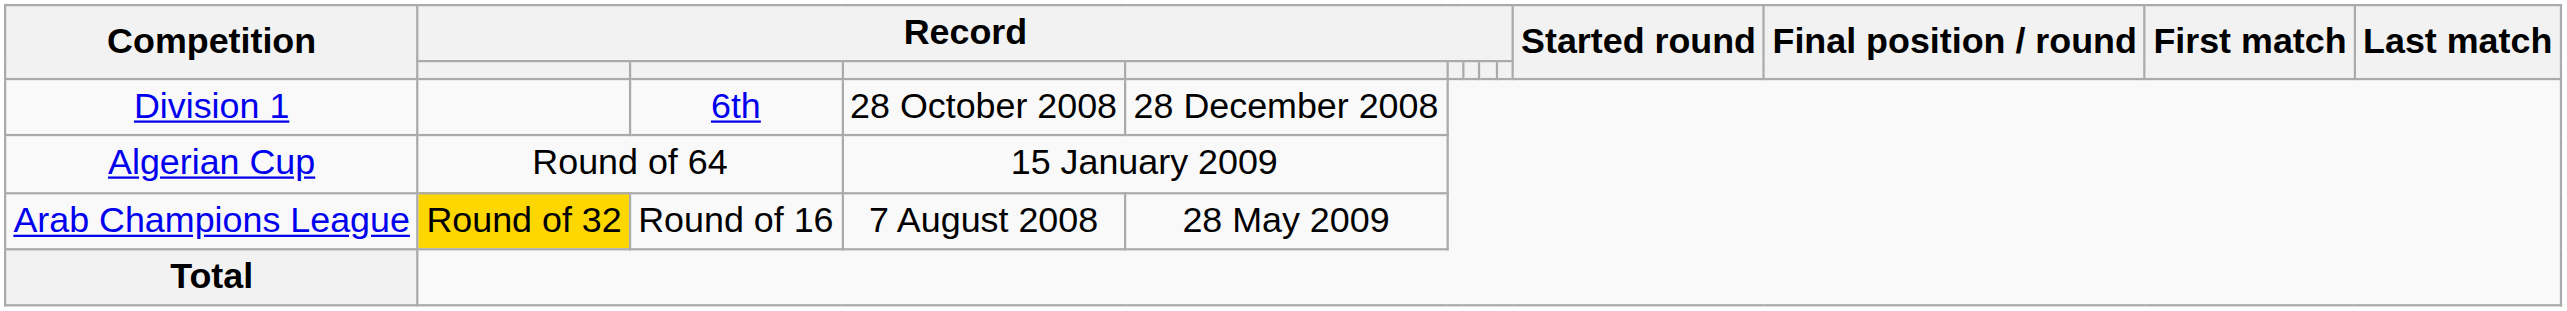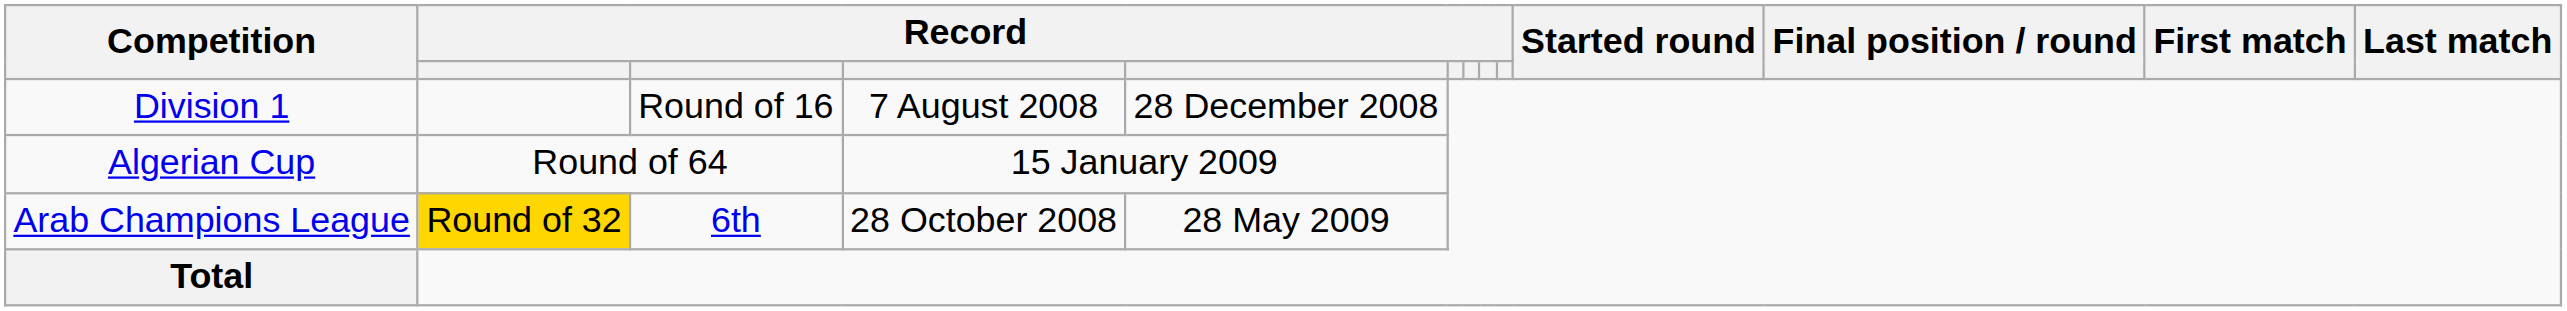(736, 106) 6th -> (736, 106) Round of 16
(984, 106) 28 October 2008 -> (984, 106) 7 August 2008
(736, 219) Round of 16 -> (736, 219) 6th
(984, 219) 7 August 2008 -> (984, 219) 28 October 2008
